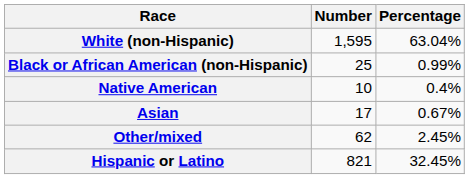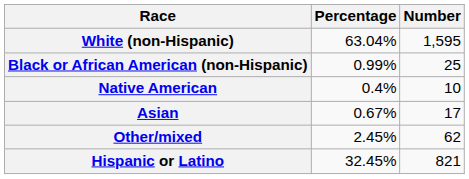columns swapped: (343, 16) <-> (420, 16)
